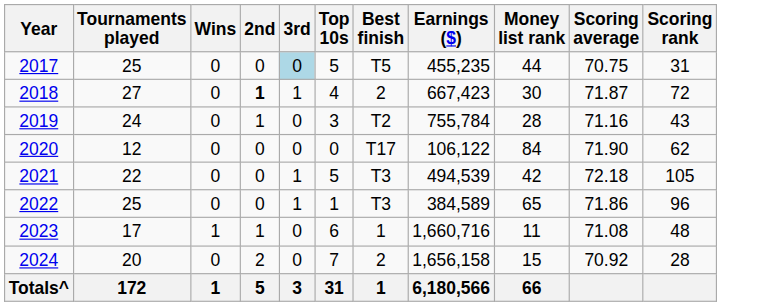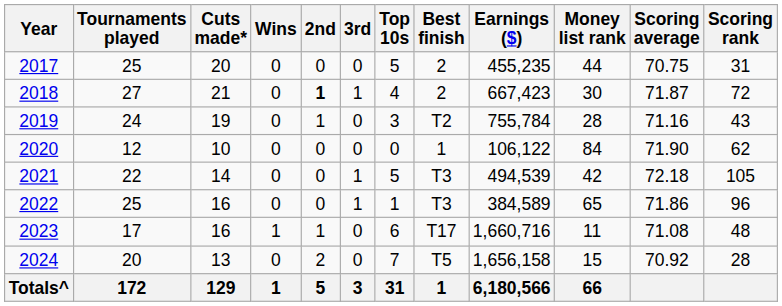+ column: (221, 28)
(297, 66) lightblue background -> (358, 66) no background
(381, 66) T5 -> (441, 66) 2
(381, 149) T17 -> (441, 149) 1
(381, 232) 1 -> (441, 232) T17
(381, 260) 2 -> (441, 260) T5
